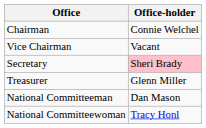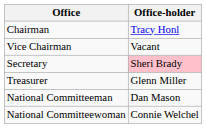(165, 30) Connie Welchel -> (155, 30) Tracy Honl
(155, 115) Tracy Honl -> (165, 115) Connie Welchel
